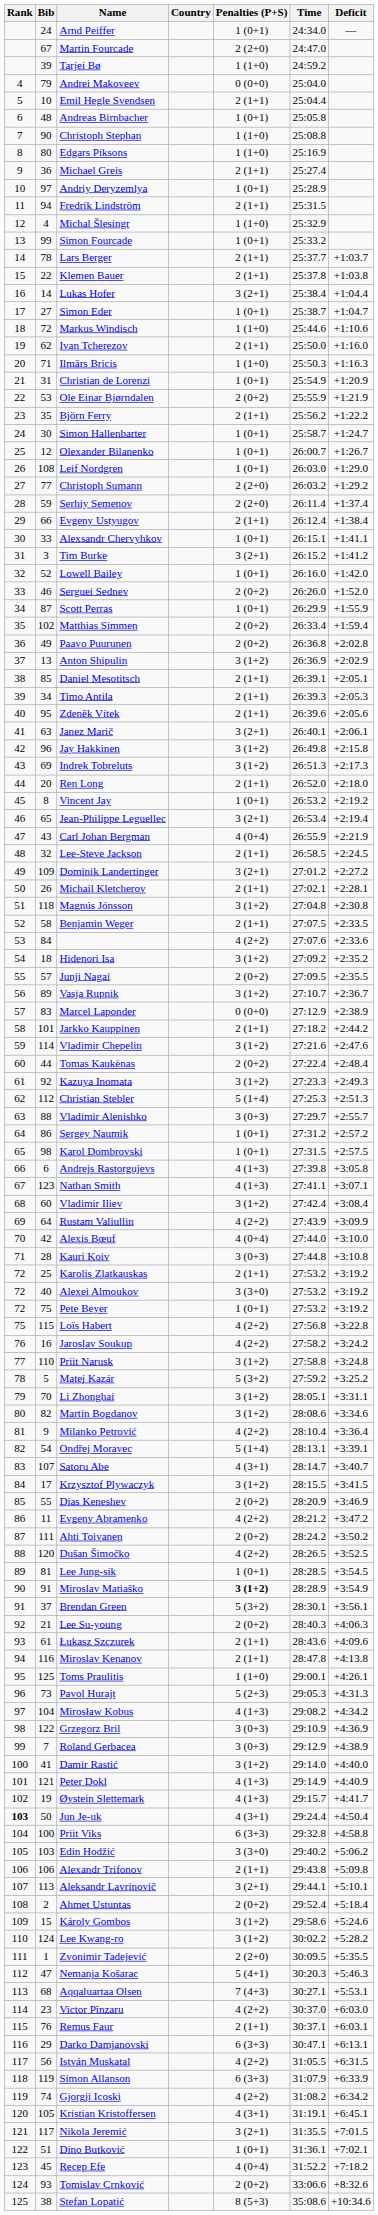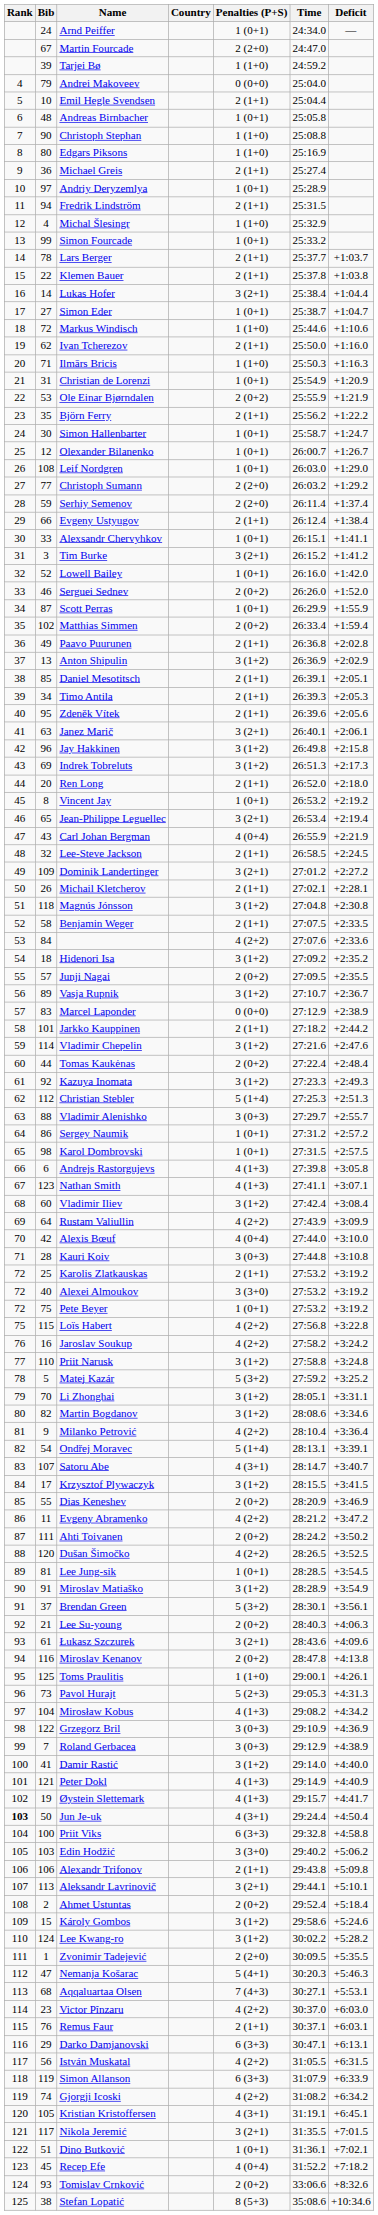(252, 643) 2 (0+2) -> (252, 643) 2 (1+1)
(252, 1589) bold -> (252, 1589) normal
(252, 1641) 2 (1+1) -> (252, 1641) 3 (2+1)
(252, 1659) 2 (1+1) -> (252, 1659) 2 (0+2)
